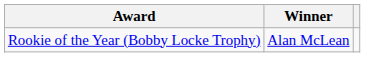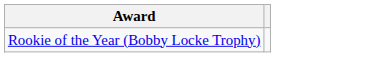- column: (308, 16)
